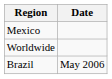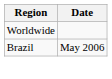- row: (23, 30)
